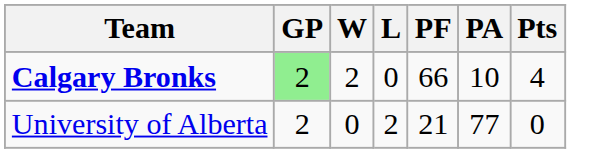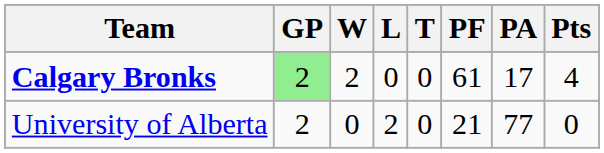+ column: (425, 28)
(433, 76) 66 -> (467, 76) 61
(484, 76) 10 -> (518, 76) 17
